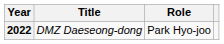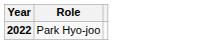- column: (89, 13)
